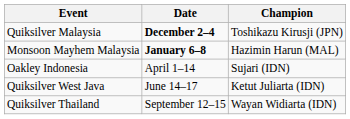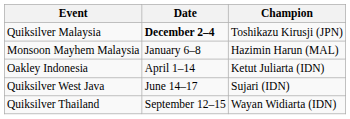(175, 50) bold -> (173, 50) normal
(260, 68) Sujari (IDN) -> (278, 68) Ketut Juliarta (IDN)
(278, 86) Ketut Juliarta (IDN) -> (260, 86) Sujari (IDN)
